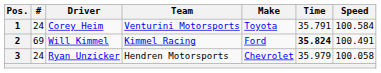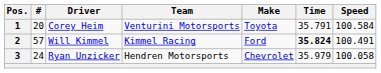(38, 27) 24 -> (38, 27) 20
(38, 42) 69 -> (38, 42) 57
